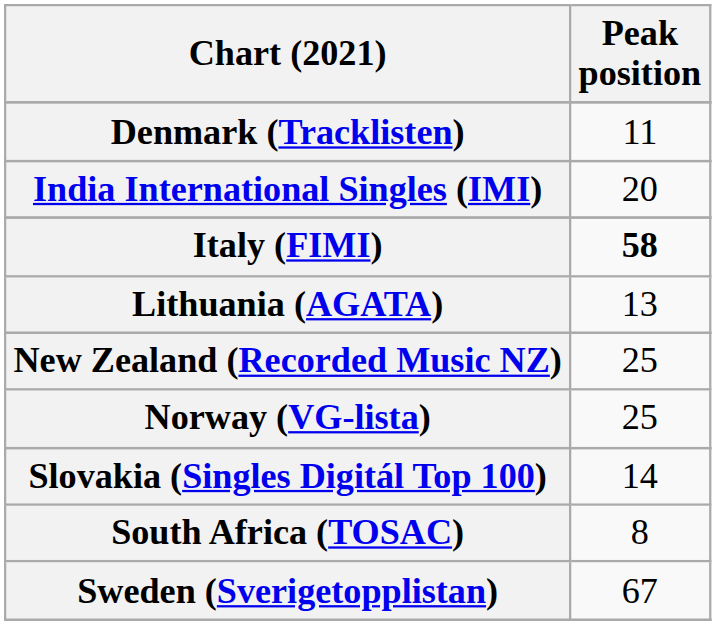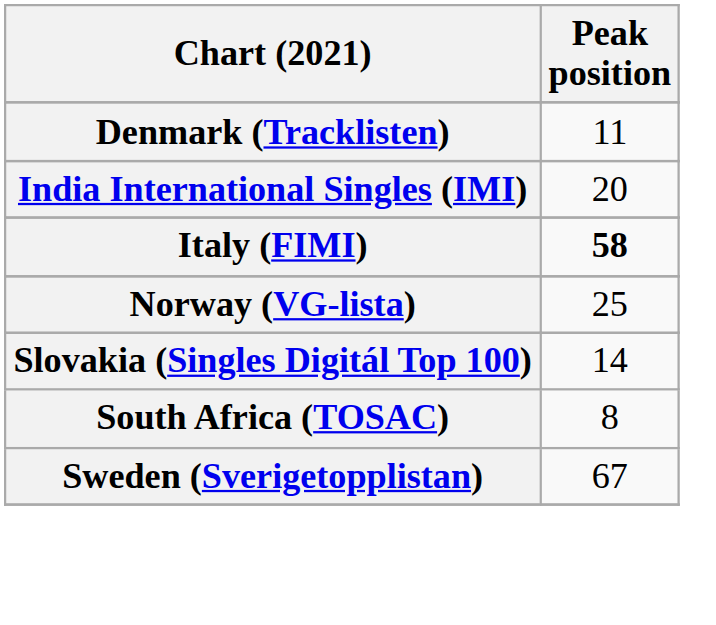- row: (288, 303)
- row: (288, 360)
